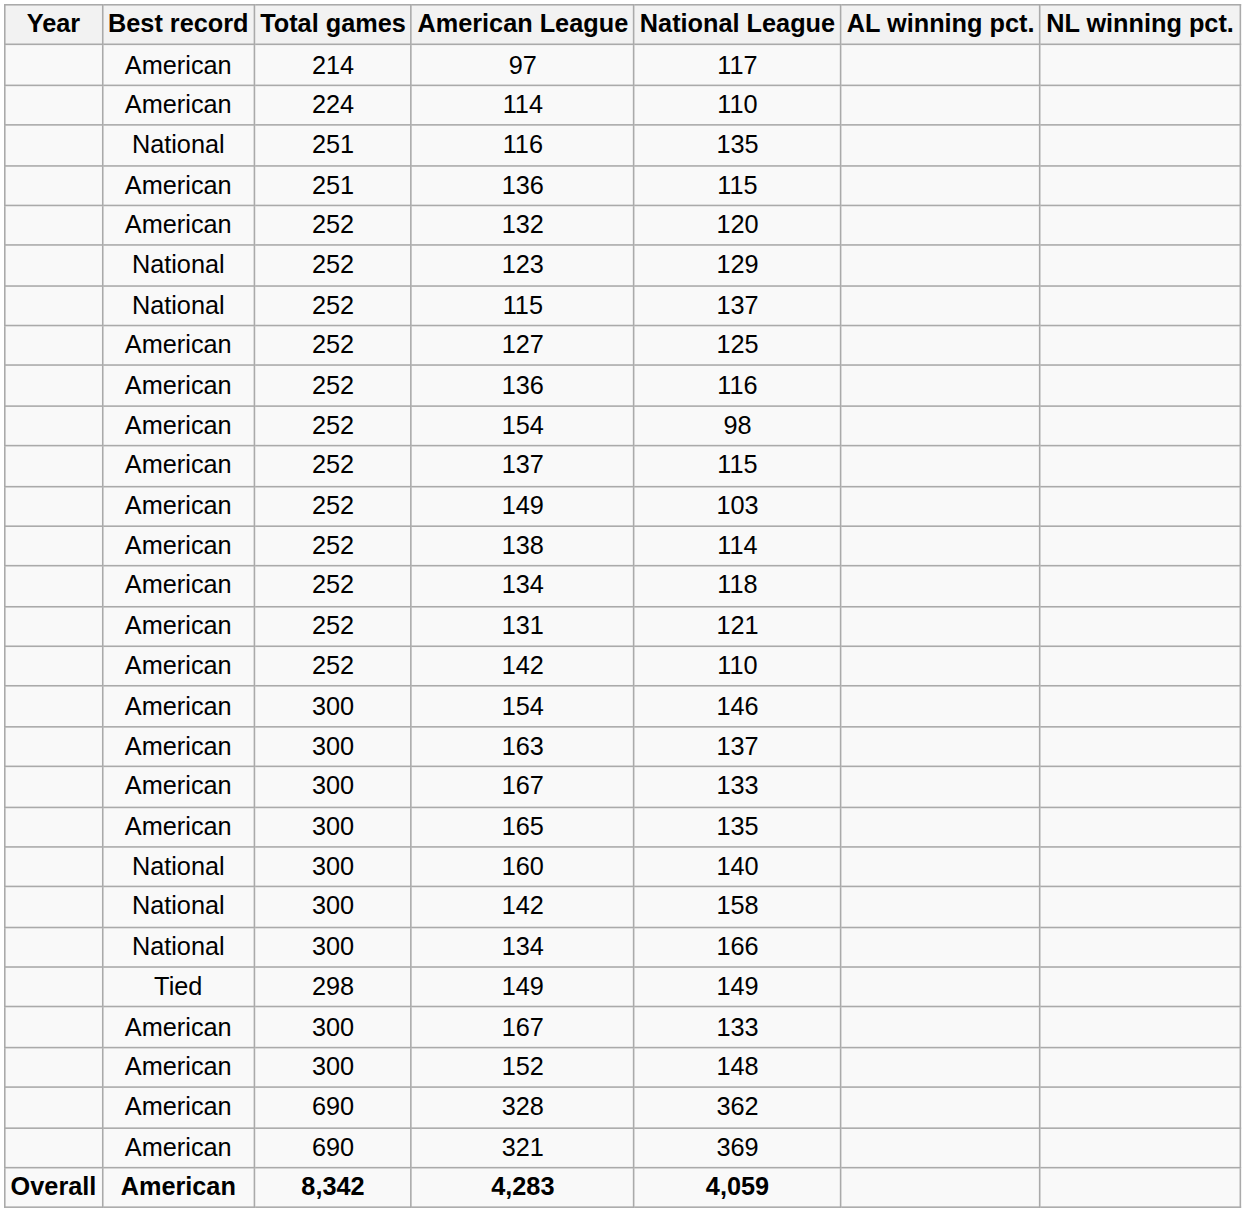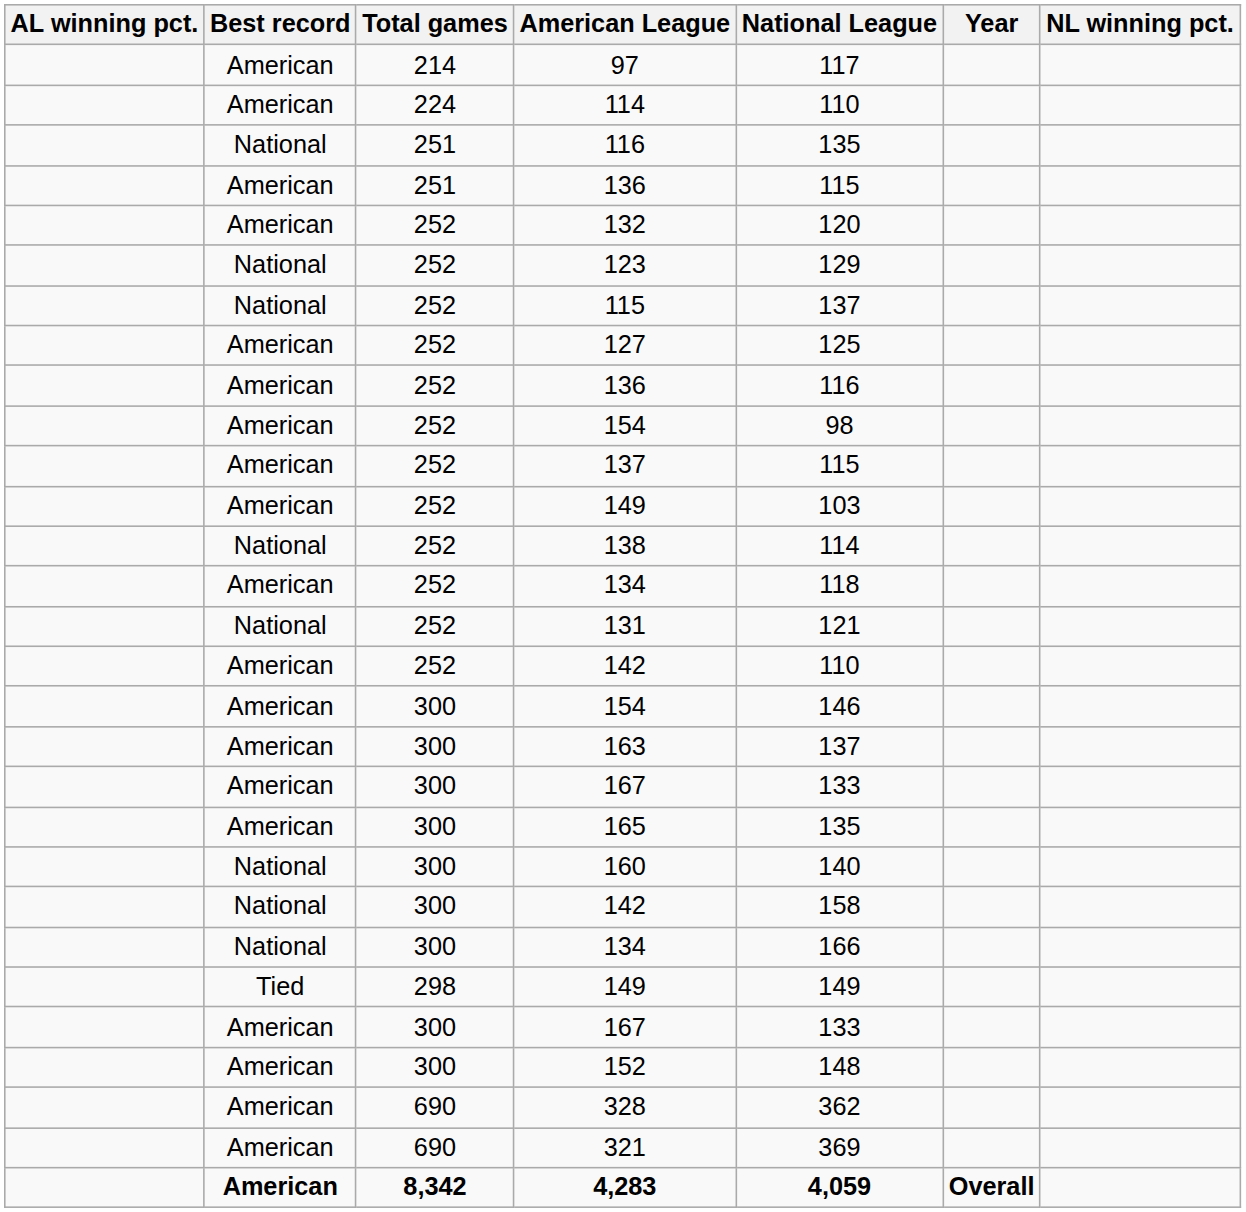columns swapped: (53, 24) <-> (941, 24)
(178, 545) American -> (280, 545) National
(178, 625) American -> (280, 625) National
